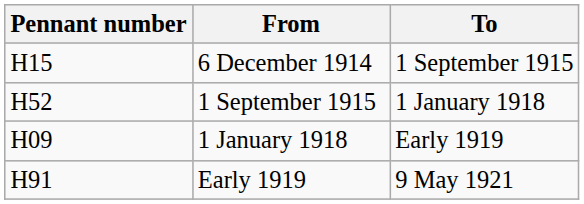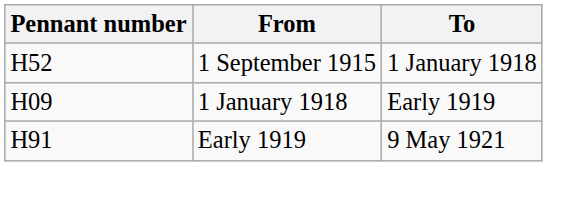- row: (291, 62)
